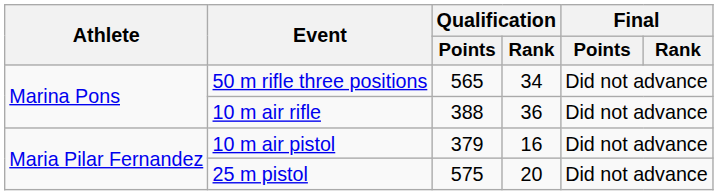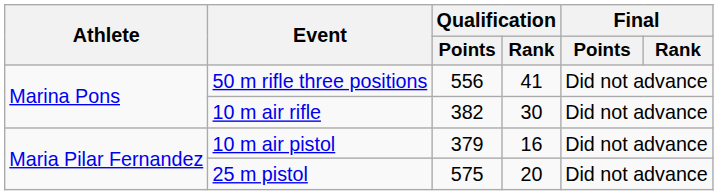(467, 81) 565 -> (467, 81) 556
(531, 81) 34 -> (531, 81) 41
(467, 112) 388 -> (467, 112) 382
(531, 112) 36 -> (531, 112) 30
